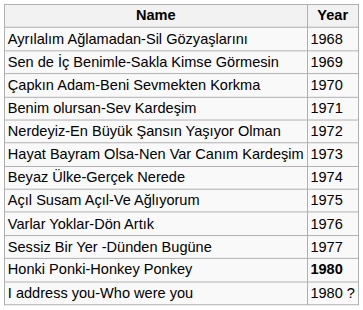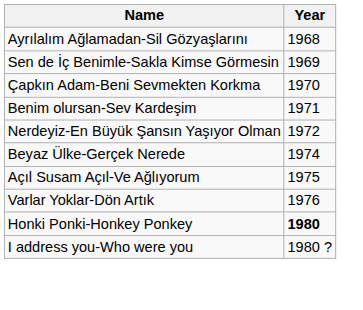- row: (156, 154)
- row: (110, 246)
